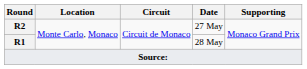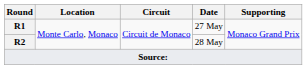(20, 26) R2 -> (20, 26) R1
(20, 41) R1 -> (20, 41) R2
